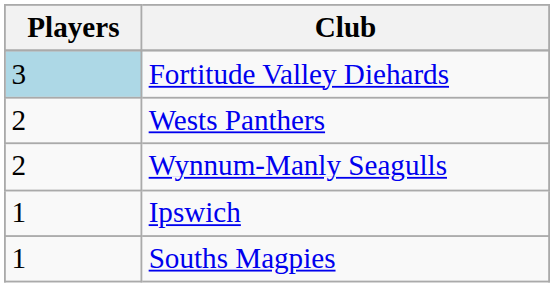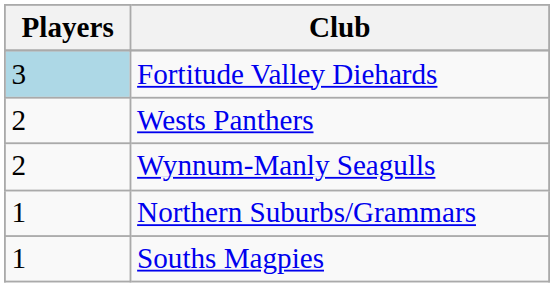+ row: (307, 212)
- row: (195, 212)
